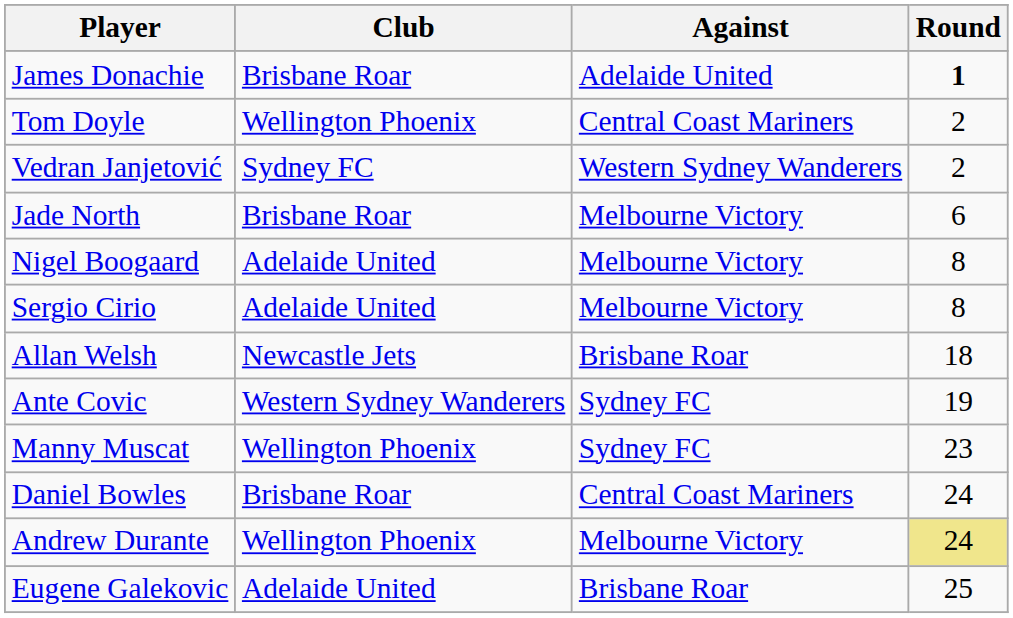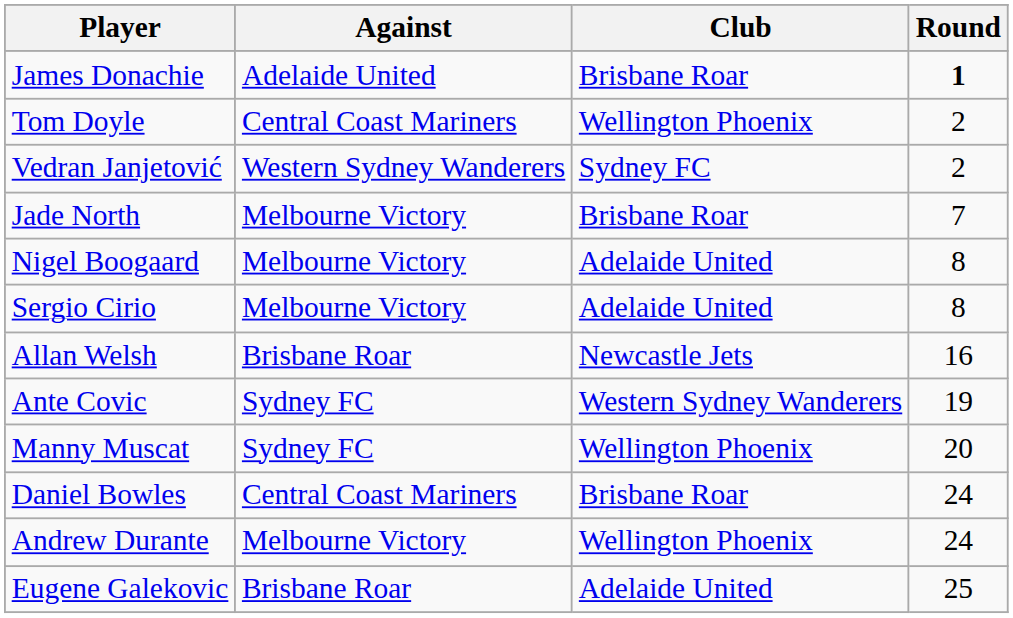columns swapped: (404, 27) <-> (741, 27)
(958, 214) 6 -> (958, 214) 7
(958, 354) 18 -> (958, 354) 16
(958, 448) 23 -> (958, 448) 20
(958, 541) khaki background -> (958, 541) no background
